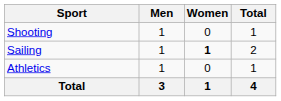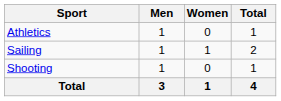rows swapped: (29, 68) <-> (30, 31)
(208, 50) bold -> (208, 50) normal
